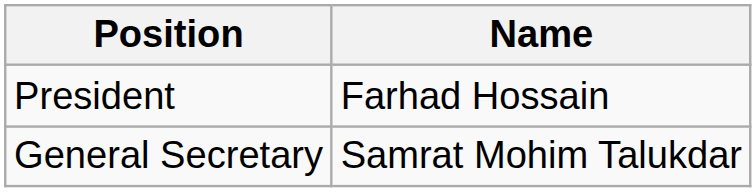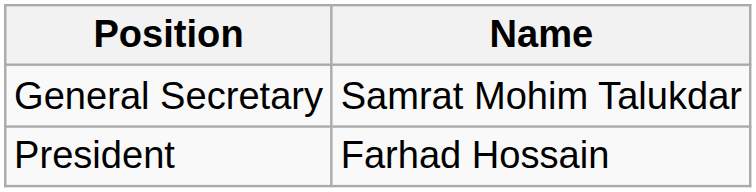rows swapped: (94, 95) <-> (169, 155)
